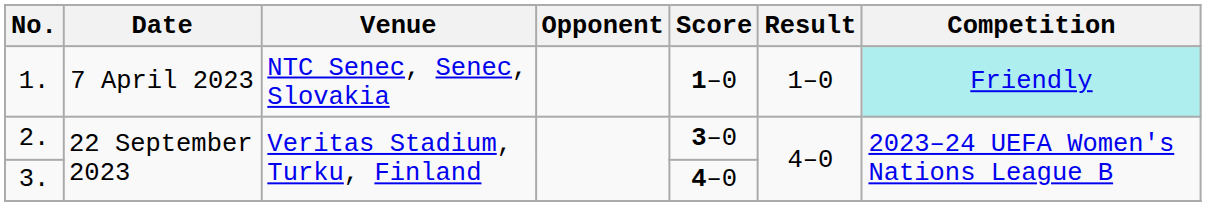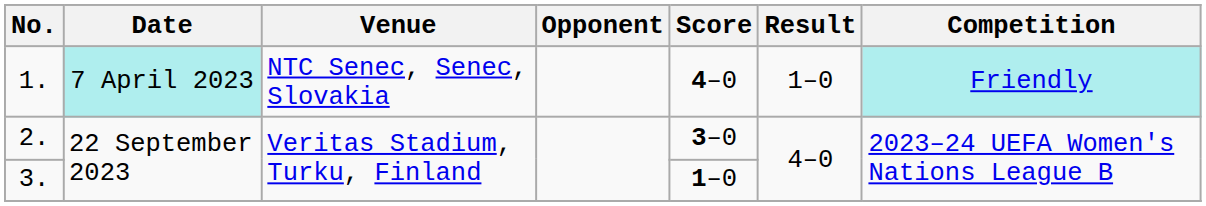(162, 82) no background -> (162, 82) paleturquoise background
(714, 82) 1–0 -> (714, 82) 4–0
(714, 180) 4–0 -> (714, 180) 1–0
